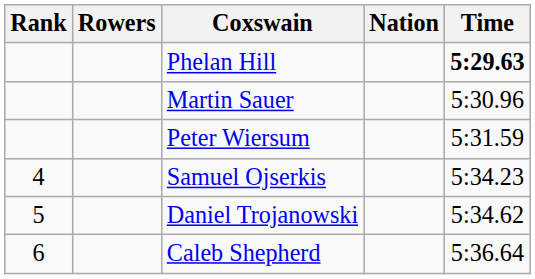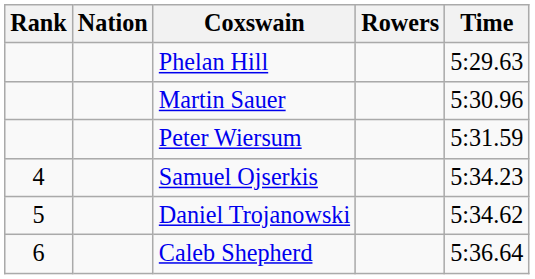columns swapped: (117, 23) <-> (404, 23)
(487, 61) bold -> (487, 61) normal
